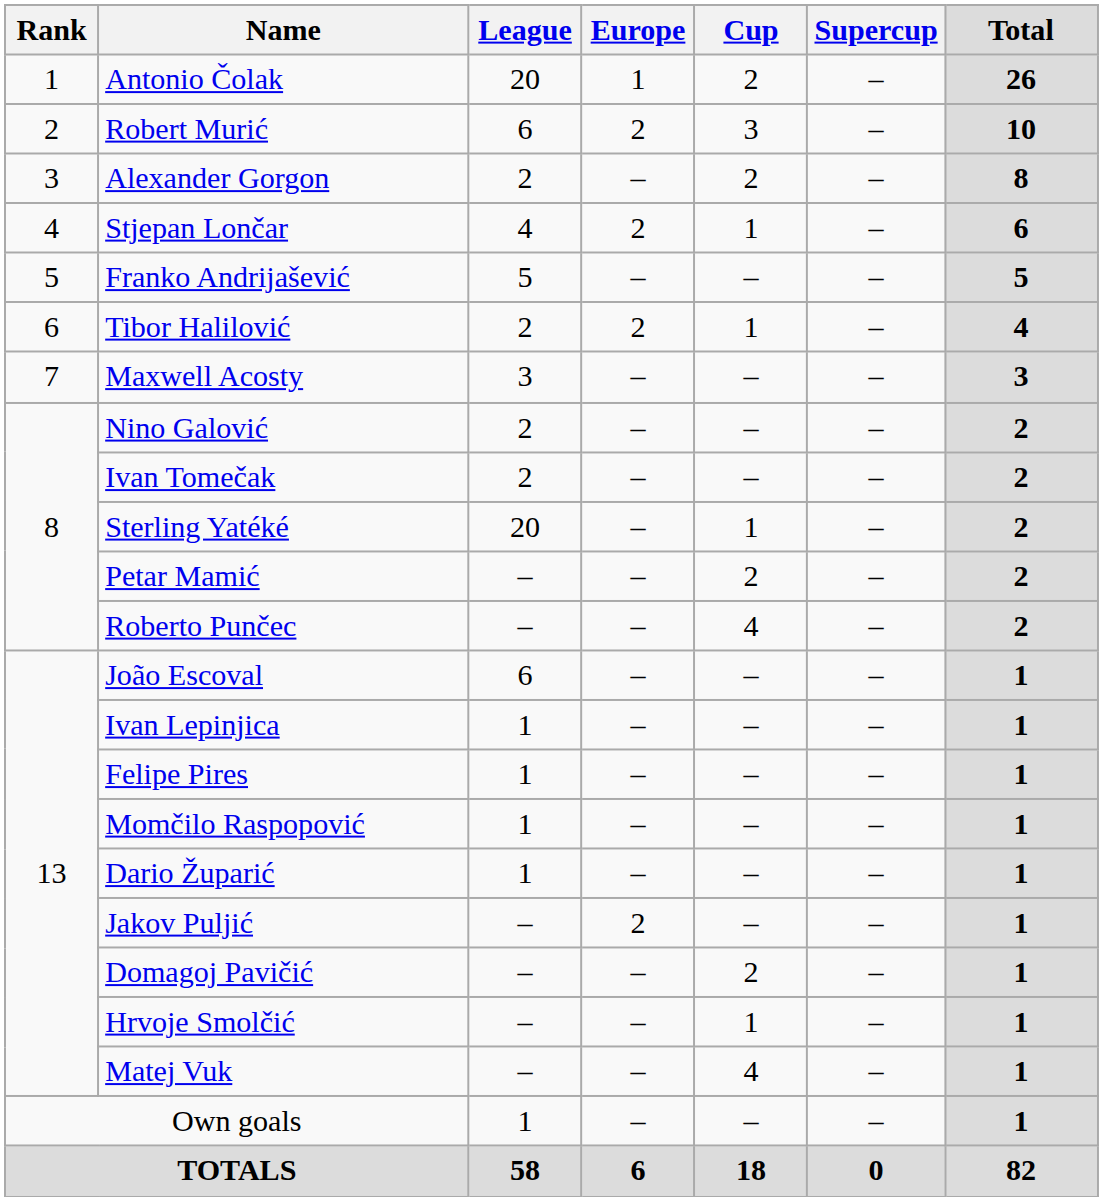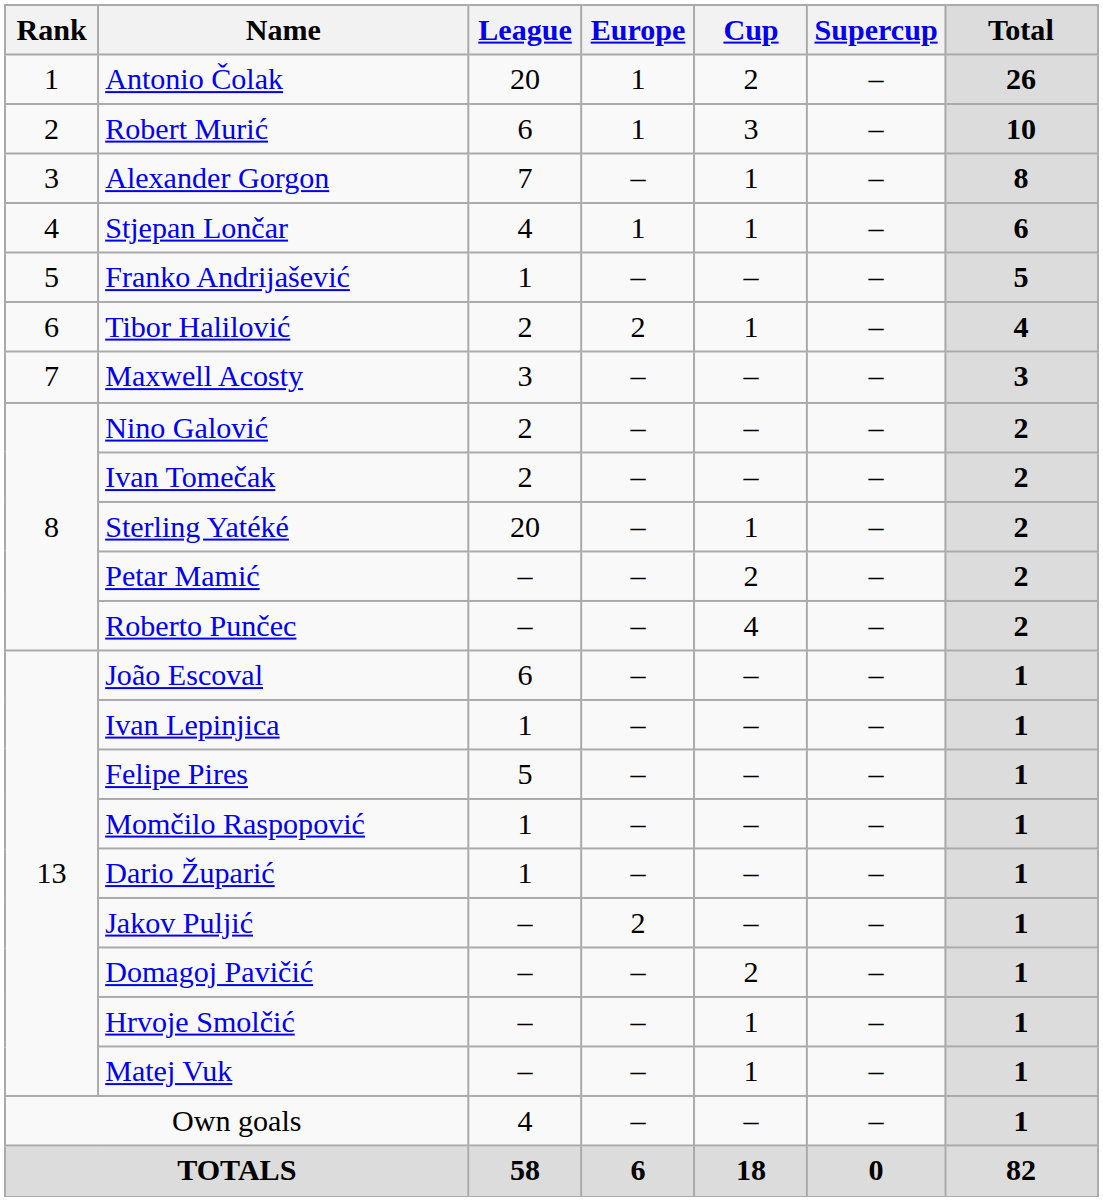(638, 128) 2 -> (638, 128) 1
(525, 178) 2 -> (525, 178) 7
(751, 178) 2 -> (751, 178) 1
(638, 227) 2 -> (638, 227) 1
(525, 277) 5 -> (525, 277) 1
(525, 773) 1 -> (525, 773) 5
(751, 1071) 4 -> (751, 1071) 1
(525, 1121) 1 -> (525, 1121) 4
